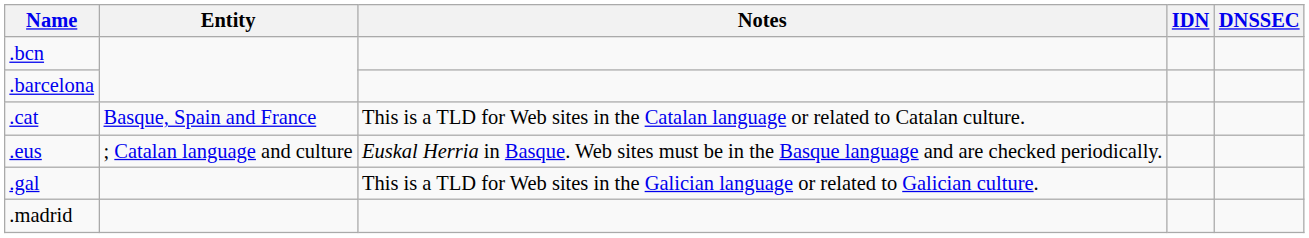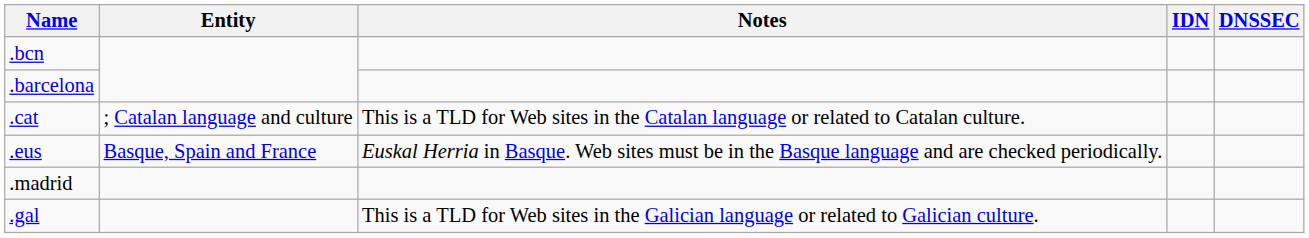(210, 118) Basque, Spain and France -> (228, 118) ; Catalan language and culture
(228, 150) ; Catalan language and culture -> (210, 150) Basque, Spain and France
rows swapped: (24, 183) <-> (41, 215)
